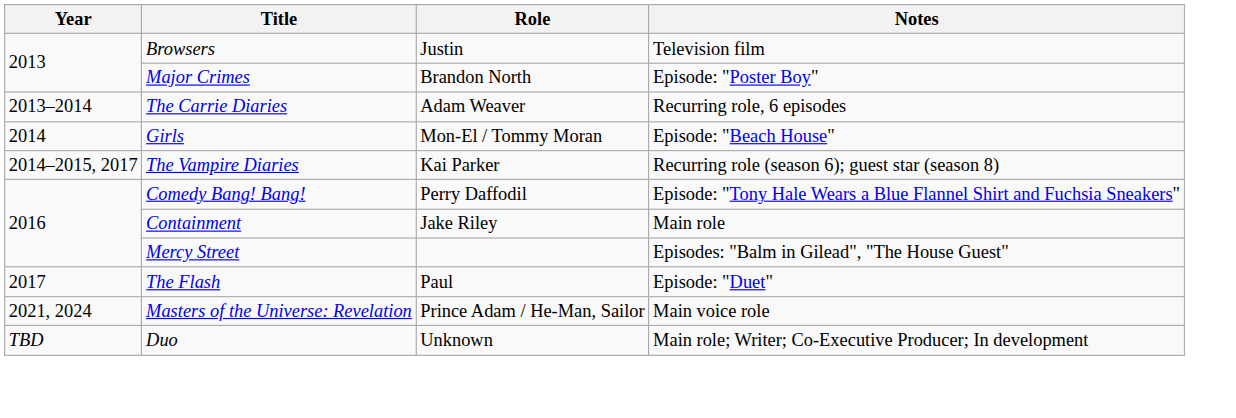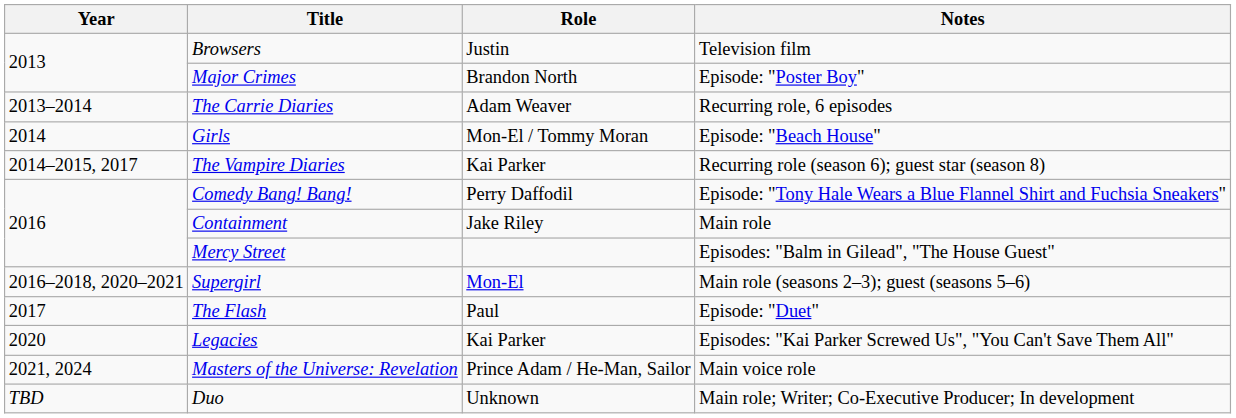+ row: (227, 281)
+ row: (225, 340)
